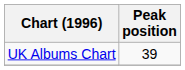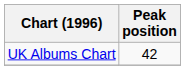(150, 53) 39 -> (150, 53) 42
